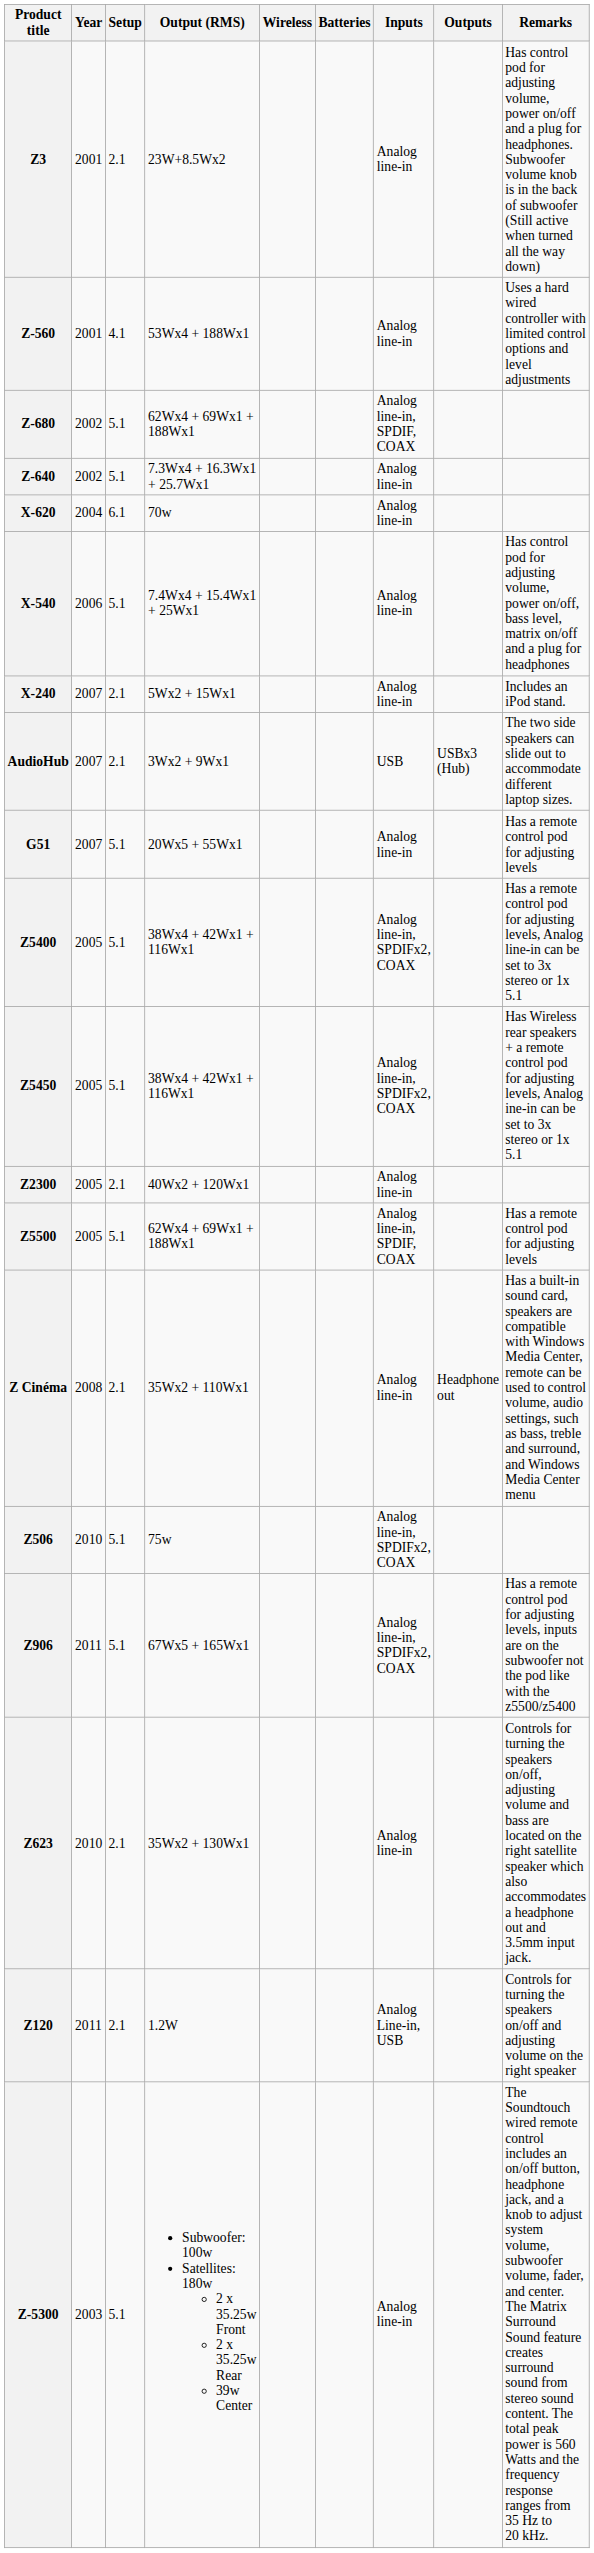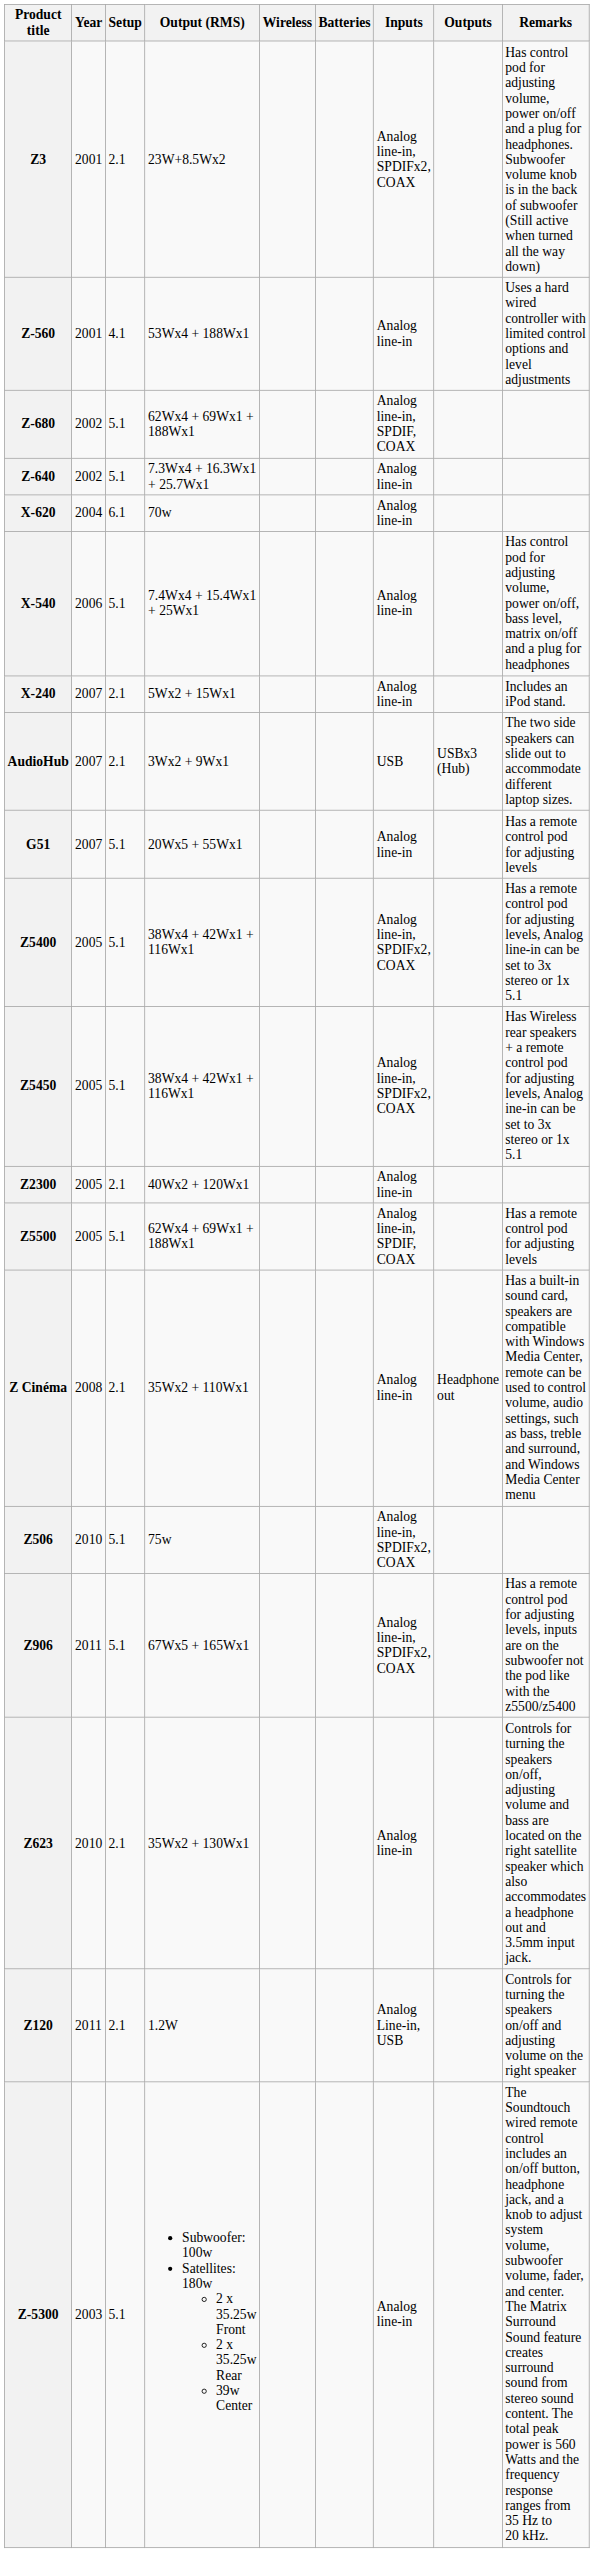(397, 159) Analog line-in -> (404, 159) Analog line-in, SPDIFx2, COAX
